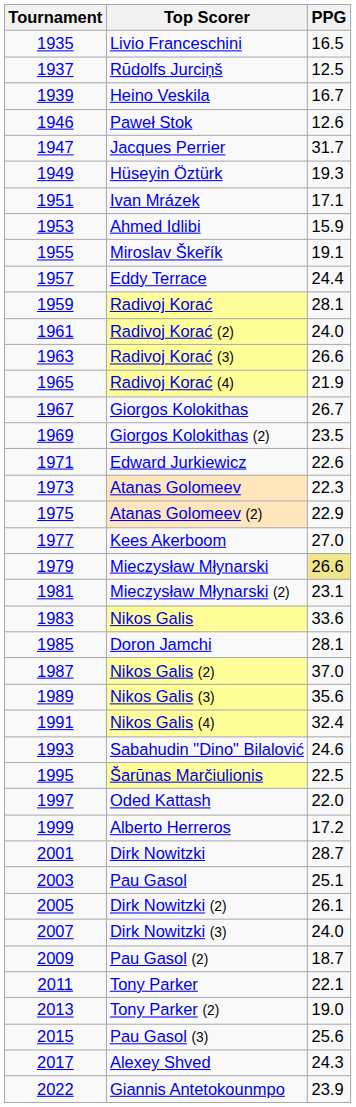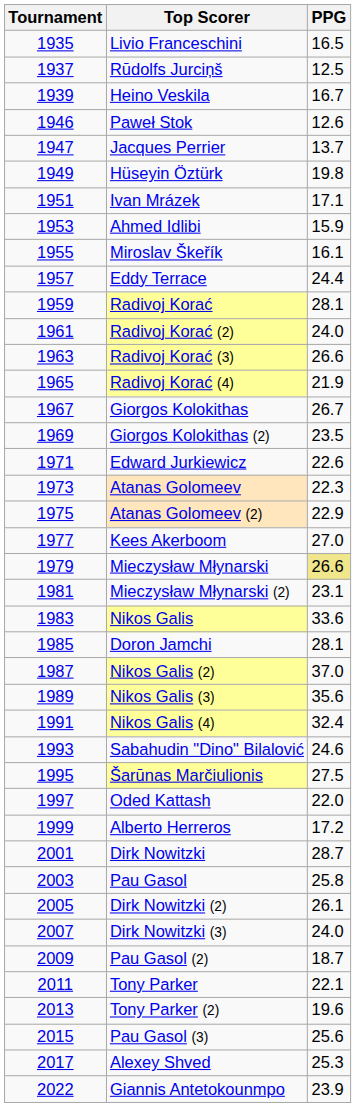(328, 148) 31.7 -> (328, 148) 13.7
(328, 174) 19.3 -> (328, 174) 19.8
(328, 252) 19.1 -> (328, 252) 16.1
(328, 775) 22.5 -> (328, 775) 27.5
(328, 880) 25.1 -> (328, 880) 25.8
(328, 1010) 19.0 -> (328, 1010) 19.6
(328, 1063) 24.3 -> (328, 1063) 25.3
